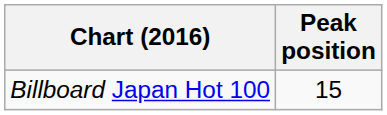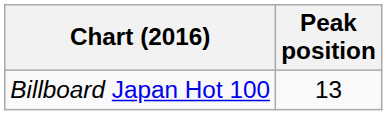(328, 89) 15 -> (328, 89) 13
